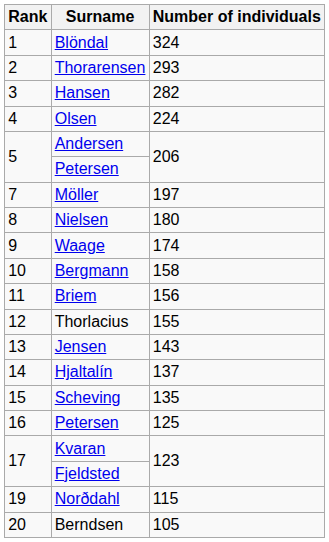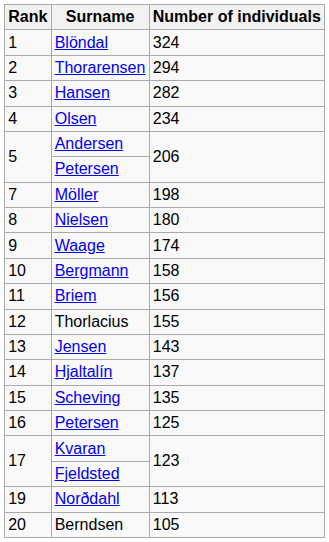(166, 67) 293 -> (166, 67) 294
(166, 118) 224 -> (166, 118) 234
(166, 194) 197 -> (166, 194) 198
(166, 499) 115 -> (166, 499) 113
